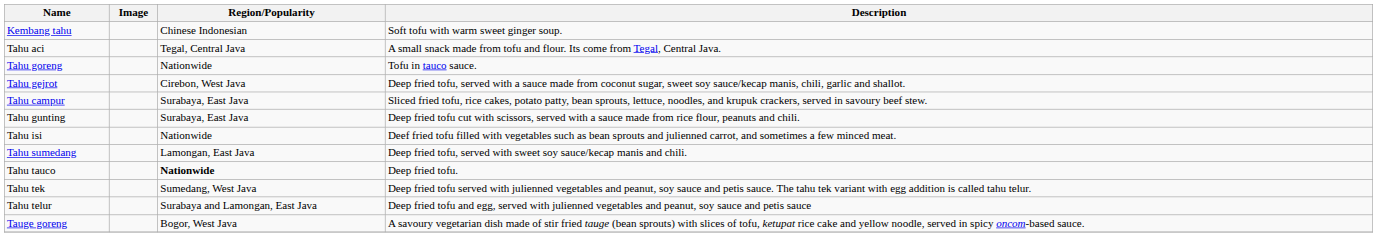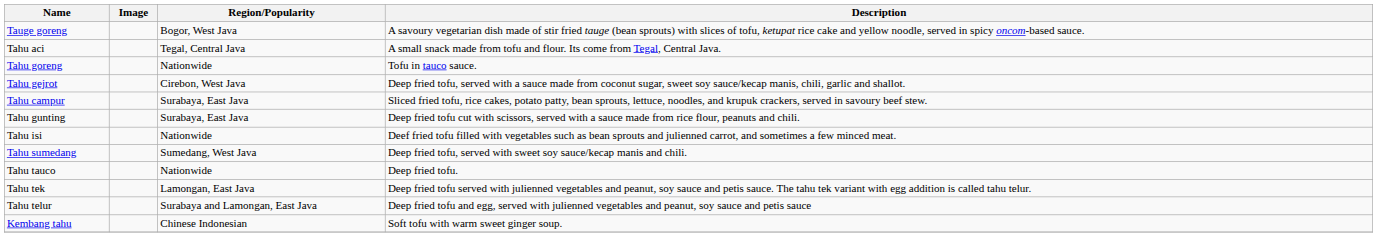rows swapped: (39, 30) <-> (37, 223)
(207, 153) Lamongan, East Java -> (208, 153) Sumedang, West Java
(187, 170) bold -> (186, 170) normal
(208, 188) Sumedang, West Java -> (207, 188) Lamongan, East Java
